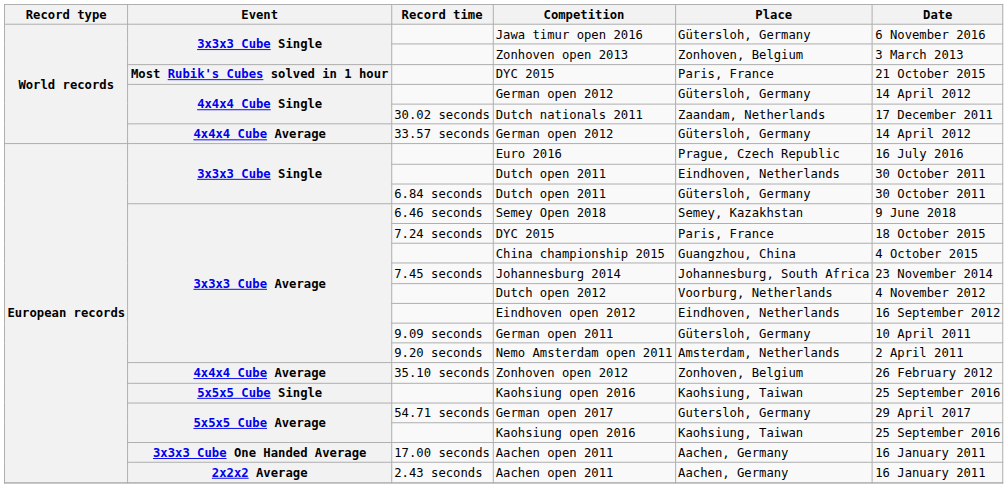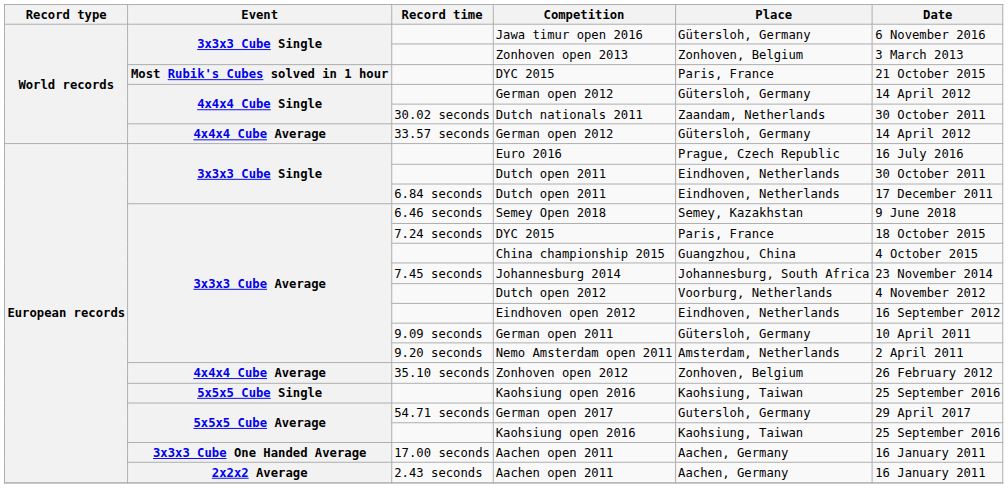(934, 114) 17 December 2011 -> (930, 114) 30 October 2011
(744, 194) Gütersloh, Germany -> (759, 194) Eindhoven, Netherlands
(930, 194) 30 October 2011 -> (934, 194) 17 December 2011
